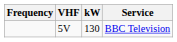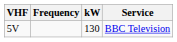columns swapped: (30, 12) <-> (69, 12)
